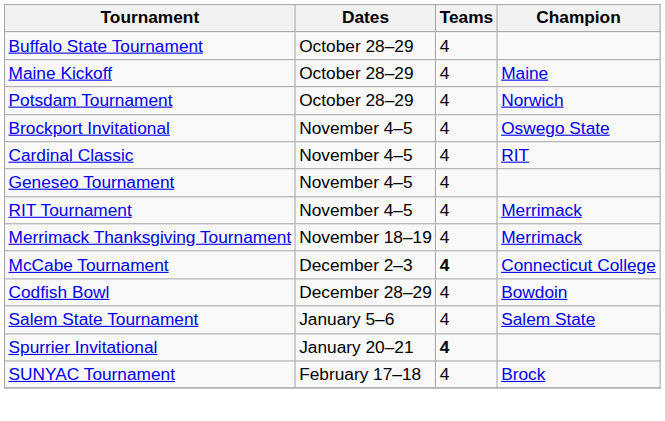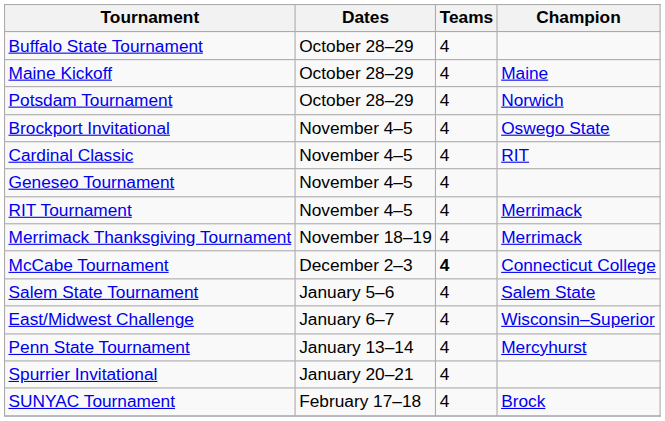- row: (59, 292)
+ row: (101, 319)
+ row: (99, 347)
(445, 347) bold -> (445, 374) normal
